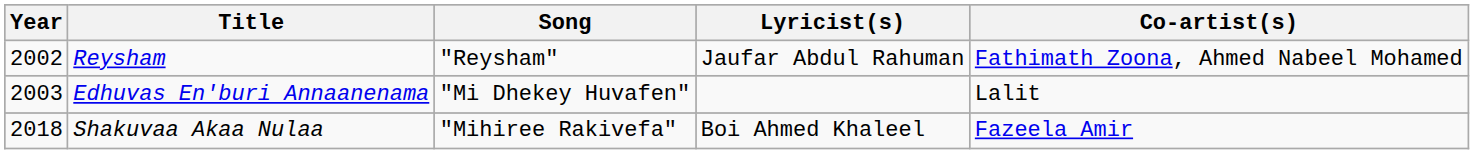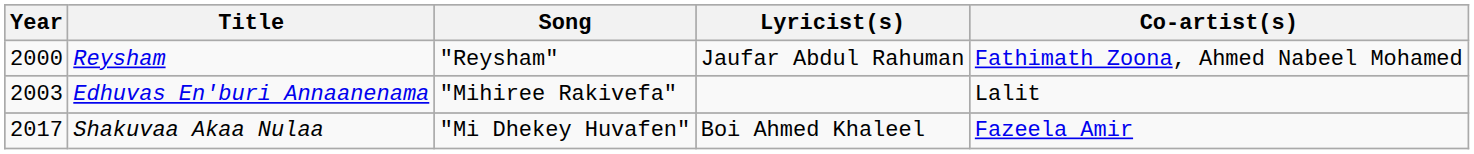(36, 59) 2002 -> (36, 59) 2000
(565, 94) "Mi Dhekey Huvafen" -> (558, 94) "Mihiree Rakivefa"
(36, 130) 2018 -> (36, 130) 2017
(558, 130) "Mihiree Rakivefa" -> (565, 130) "Mi Dhekey Huvafen"
